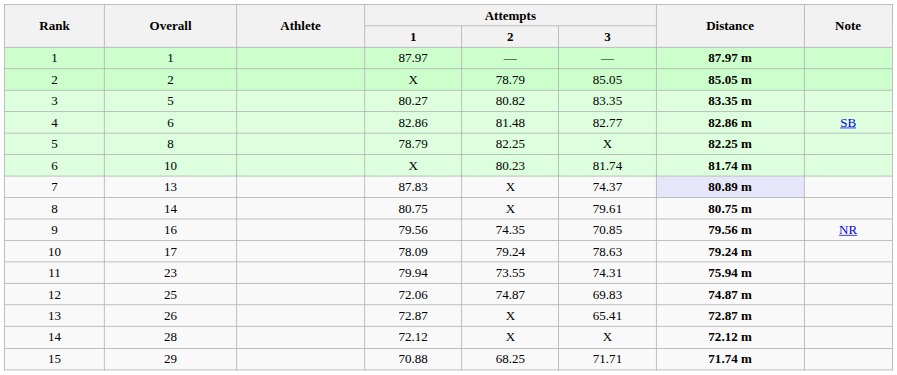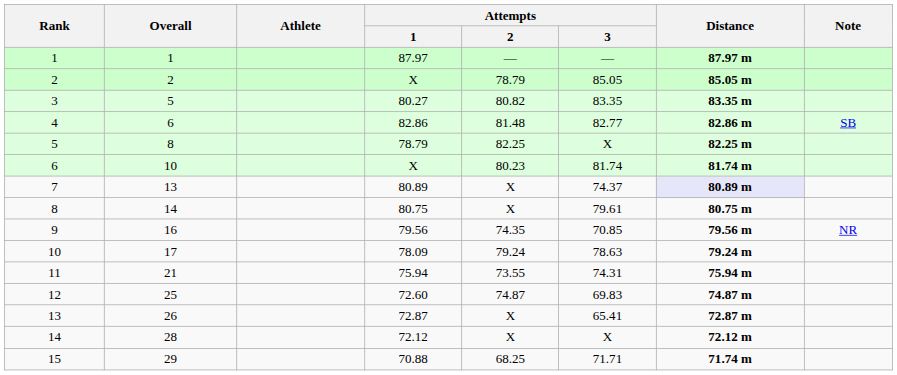(413, 186) 87.83 -> (413, 186) 80.89
(171, 272) 23 -> (171, 272) 21
(413, 272) 79.94 -> (413, 272) 75.94
(413, 294) 72.06 -> (413, 294) 72.60
